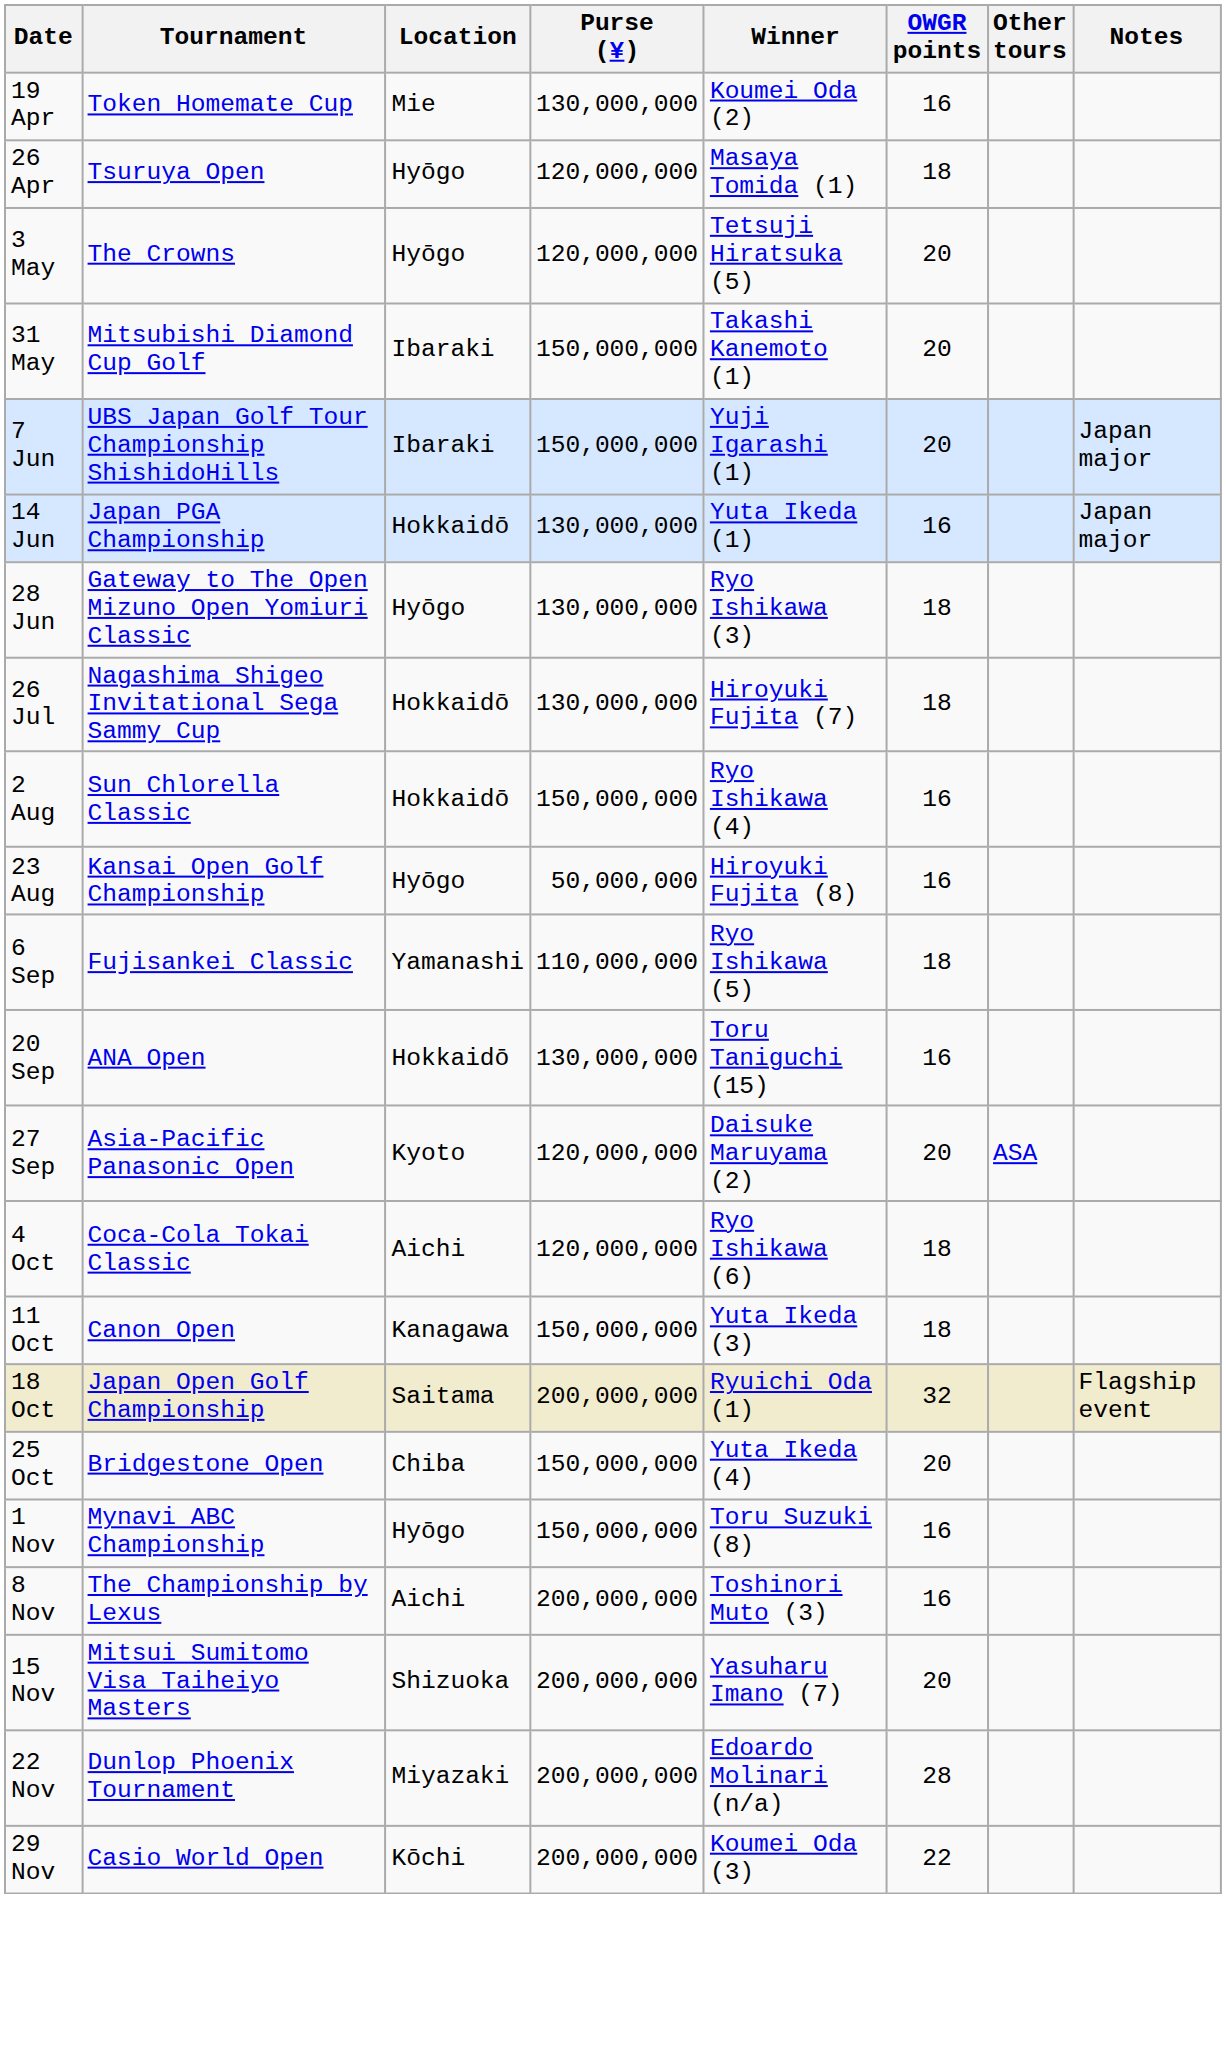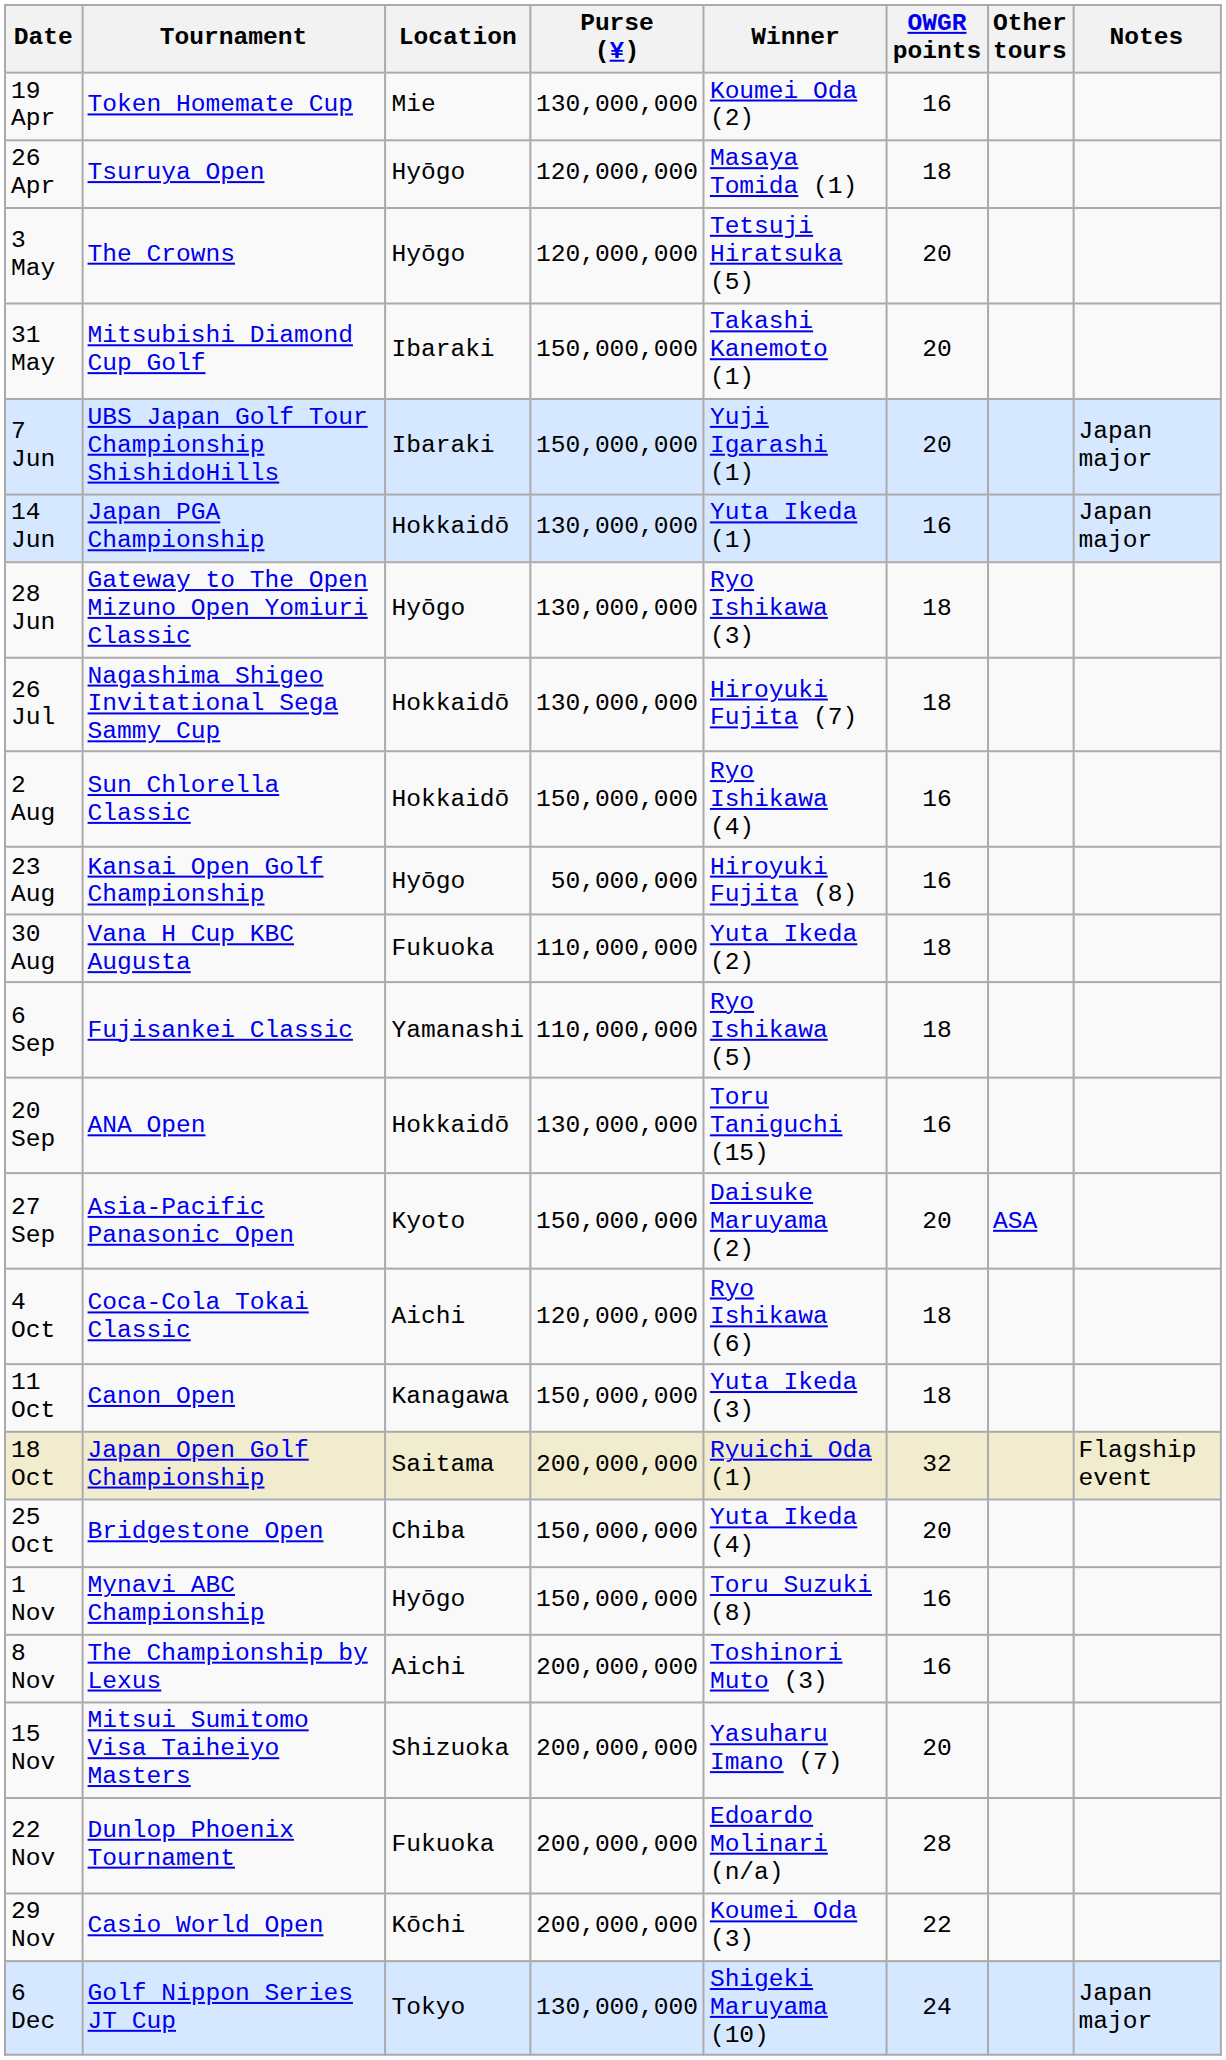+ row: (33, 949)
(617, 1154) 120,000,000 -> (617, 1221) 150,000,000
(450, 1778) Miyazaki -> (443, 1845) Fukuoka
+ row: (33, 2008)
